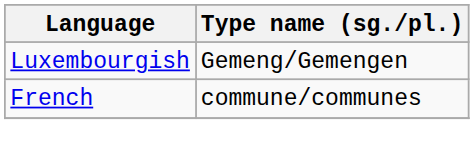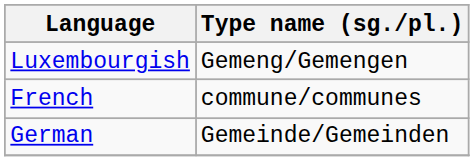+ row: (52, 136)
